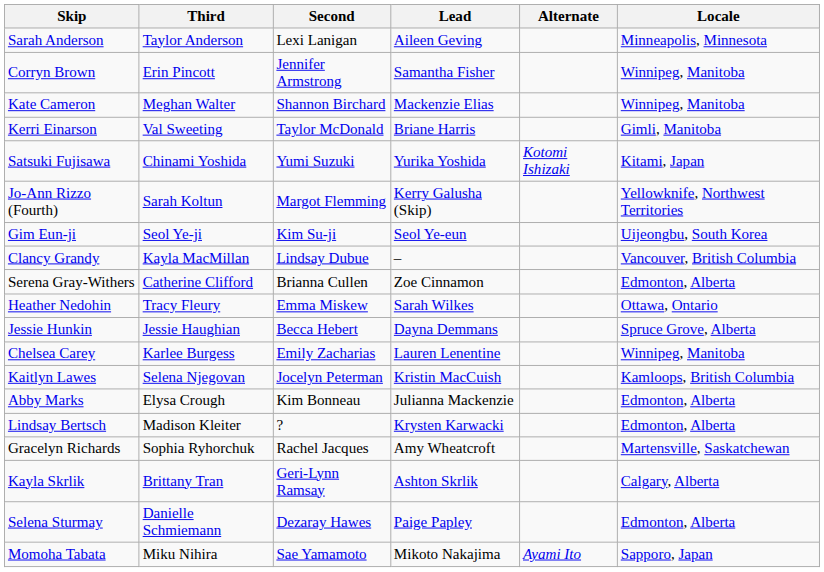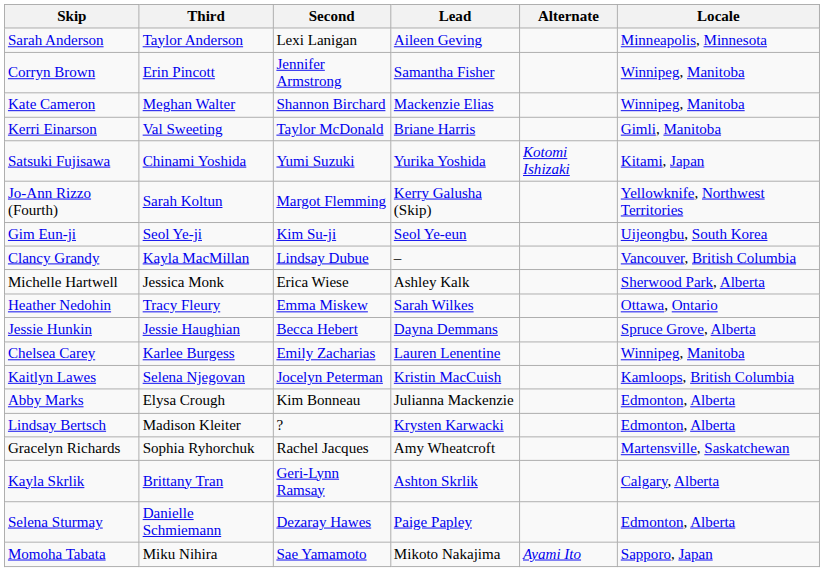- row: (71, 281)
+ row: (63, 281)
